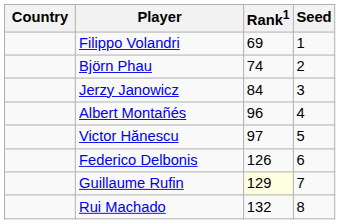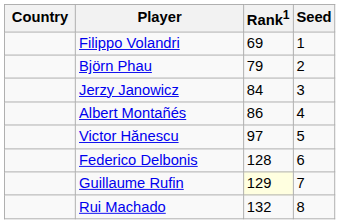(255, 66) 74 -> (255, 66) 79
(255, 113) 96 -> (255, 113) 86
(259, 160) 126 -> (259, 160) 128
